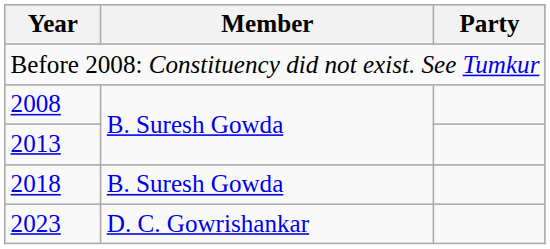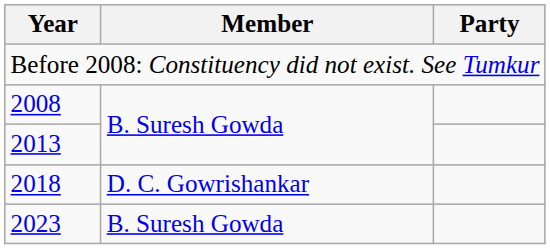(195, 183) B. Suresh Gowda -> (208, 183) D. C. Gowrishankar
(208, 223) D. C. Gowrishankar -> (195, 223) B. Suresh Gowda
